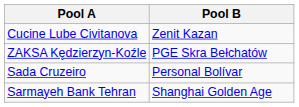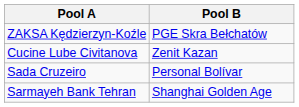rows swapped: (77, 53) <-> (72, 33)
